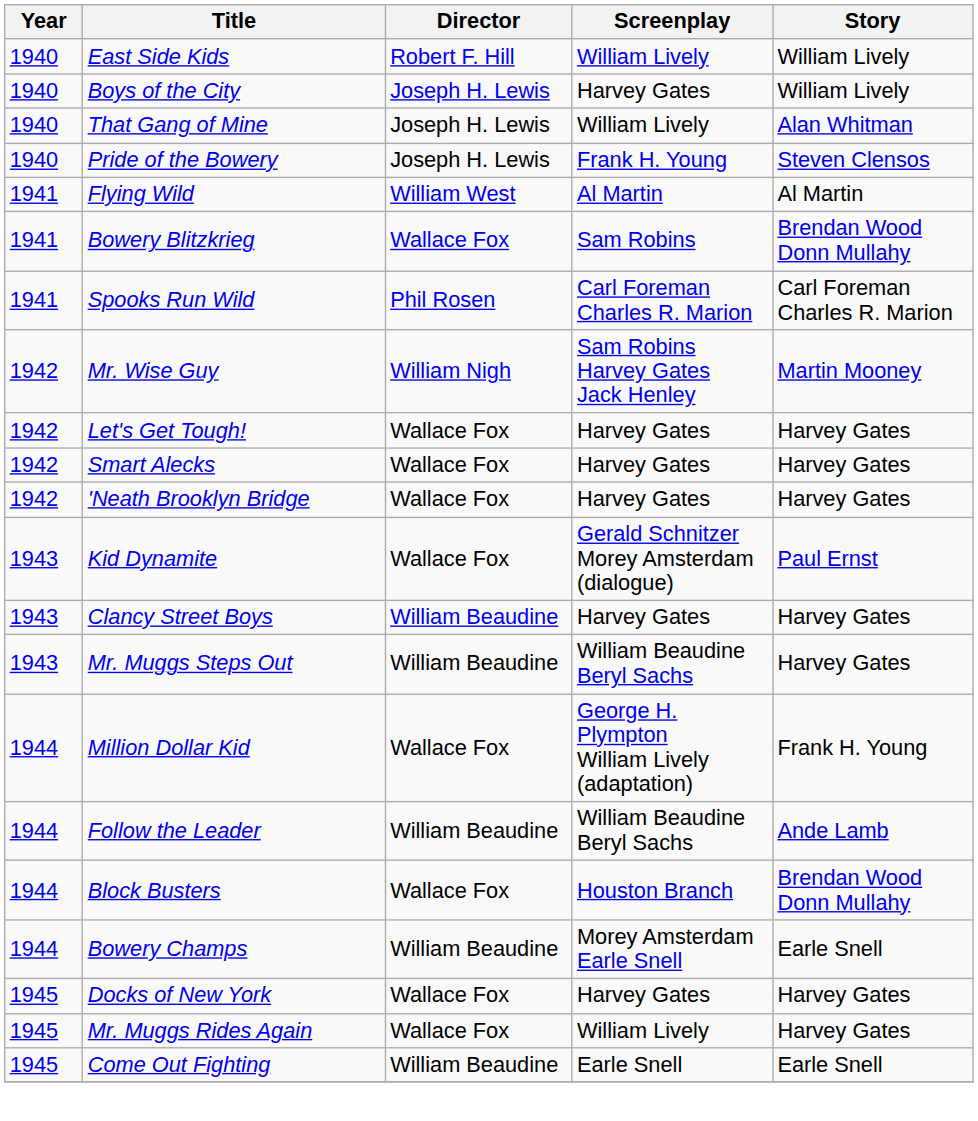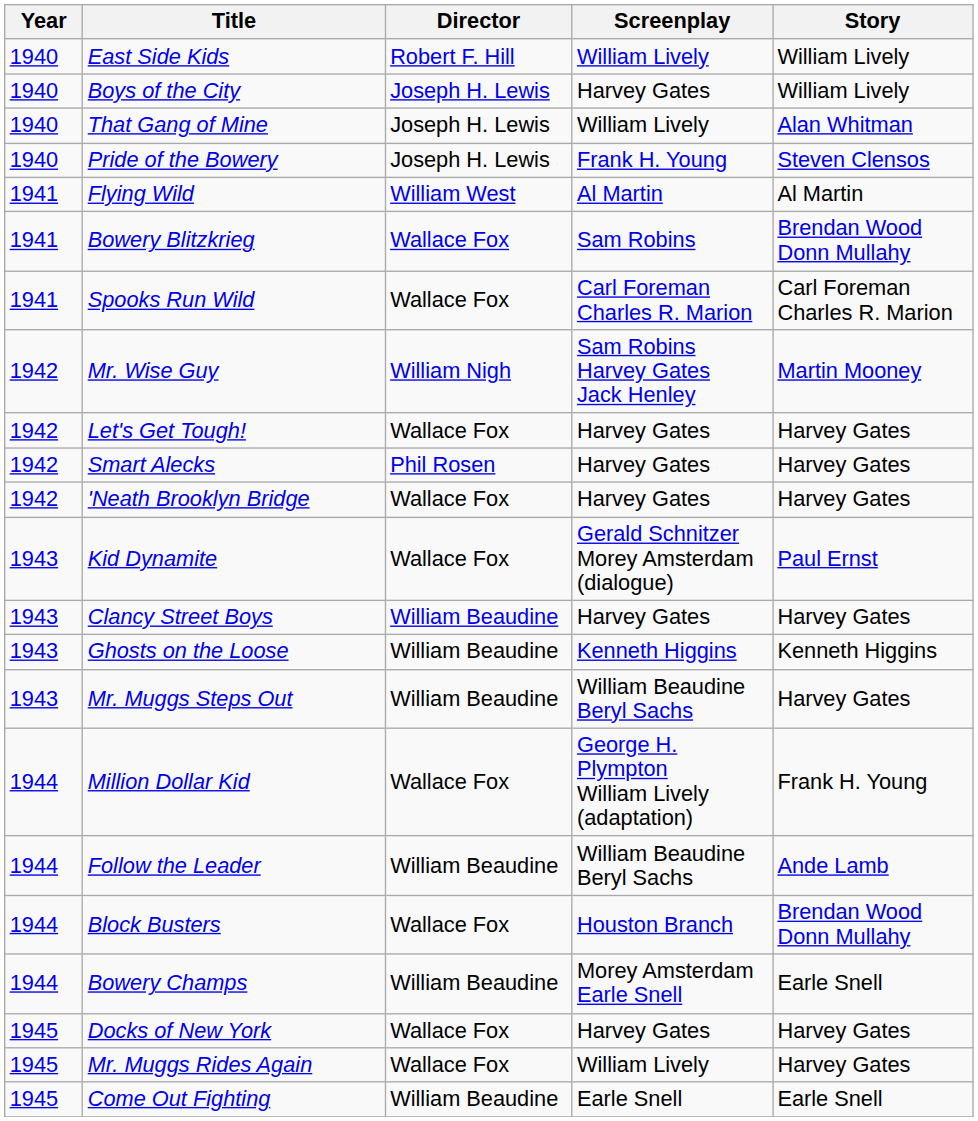(443, 300) Phil Rosen -> (450, 300) Wallace Fox
(450, 464) Wallace Fox -> (443, 464) Phil Rosen
+ row: (188, 651)
